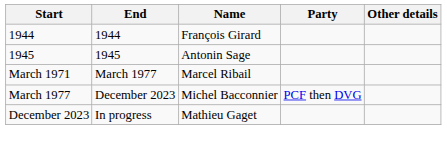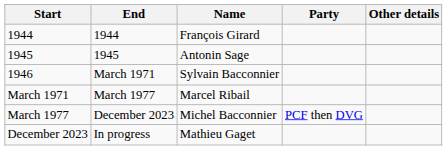+ row: (20, 74)
